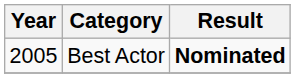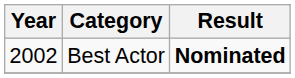(33, 55) 2005 -> (33, 55) 2002
